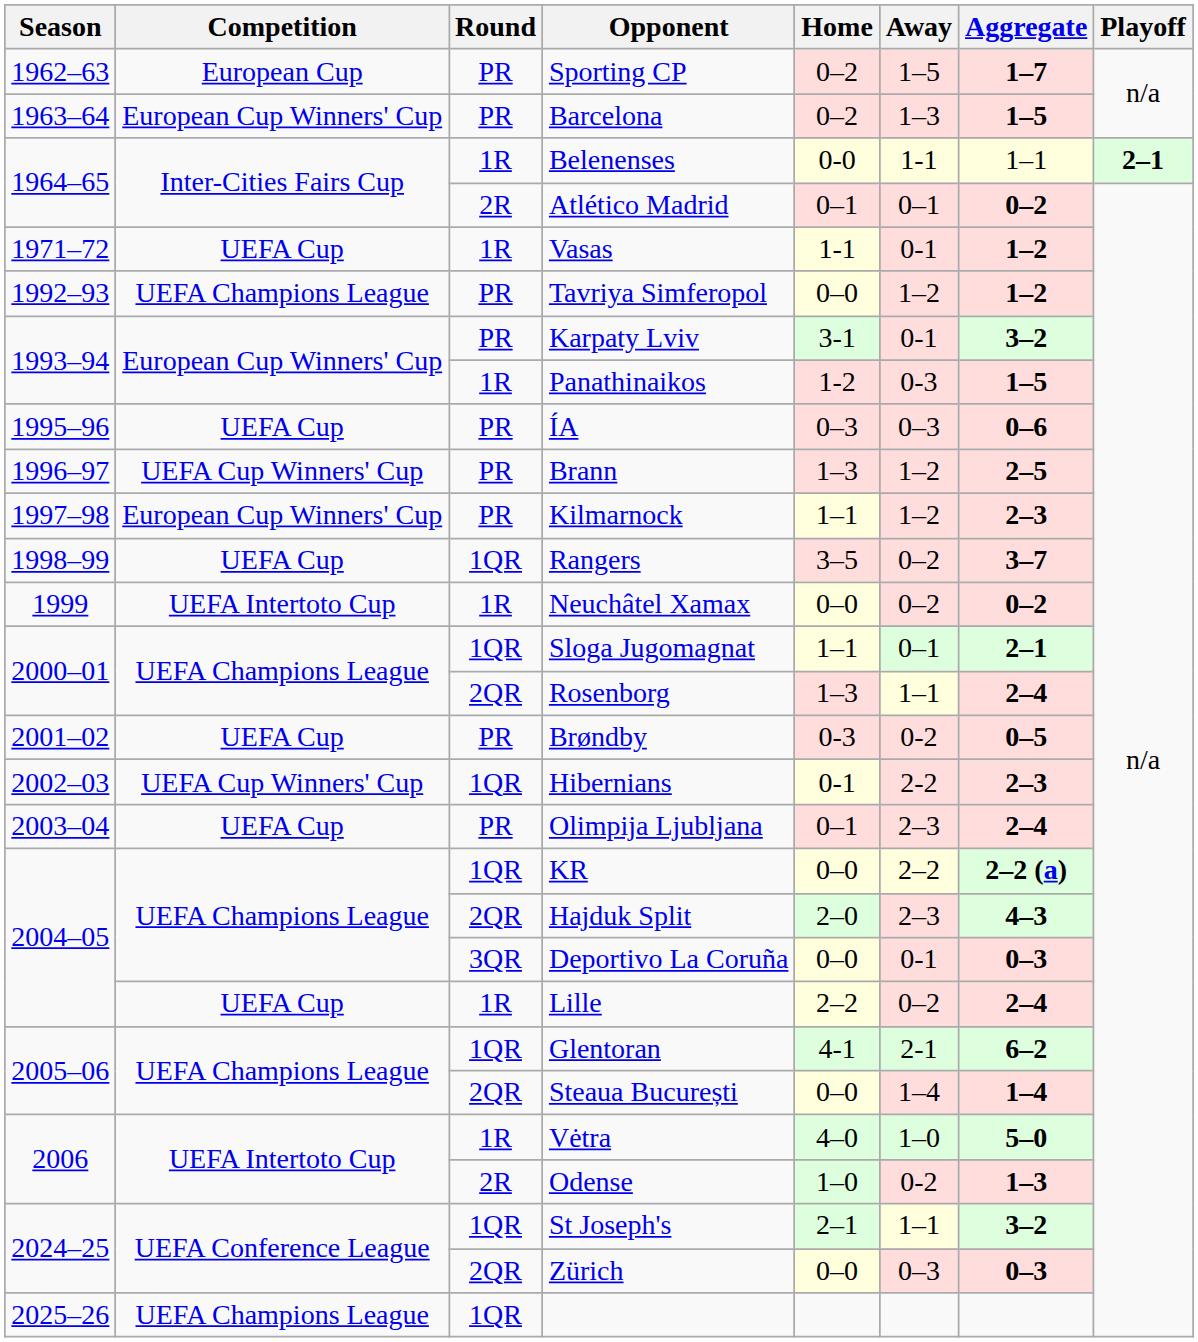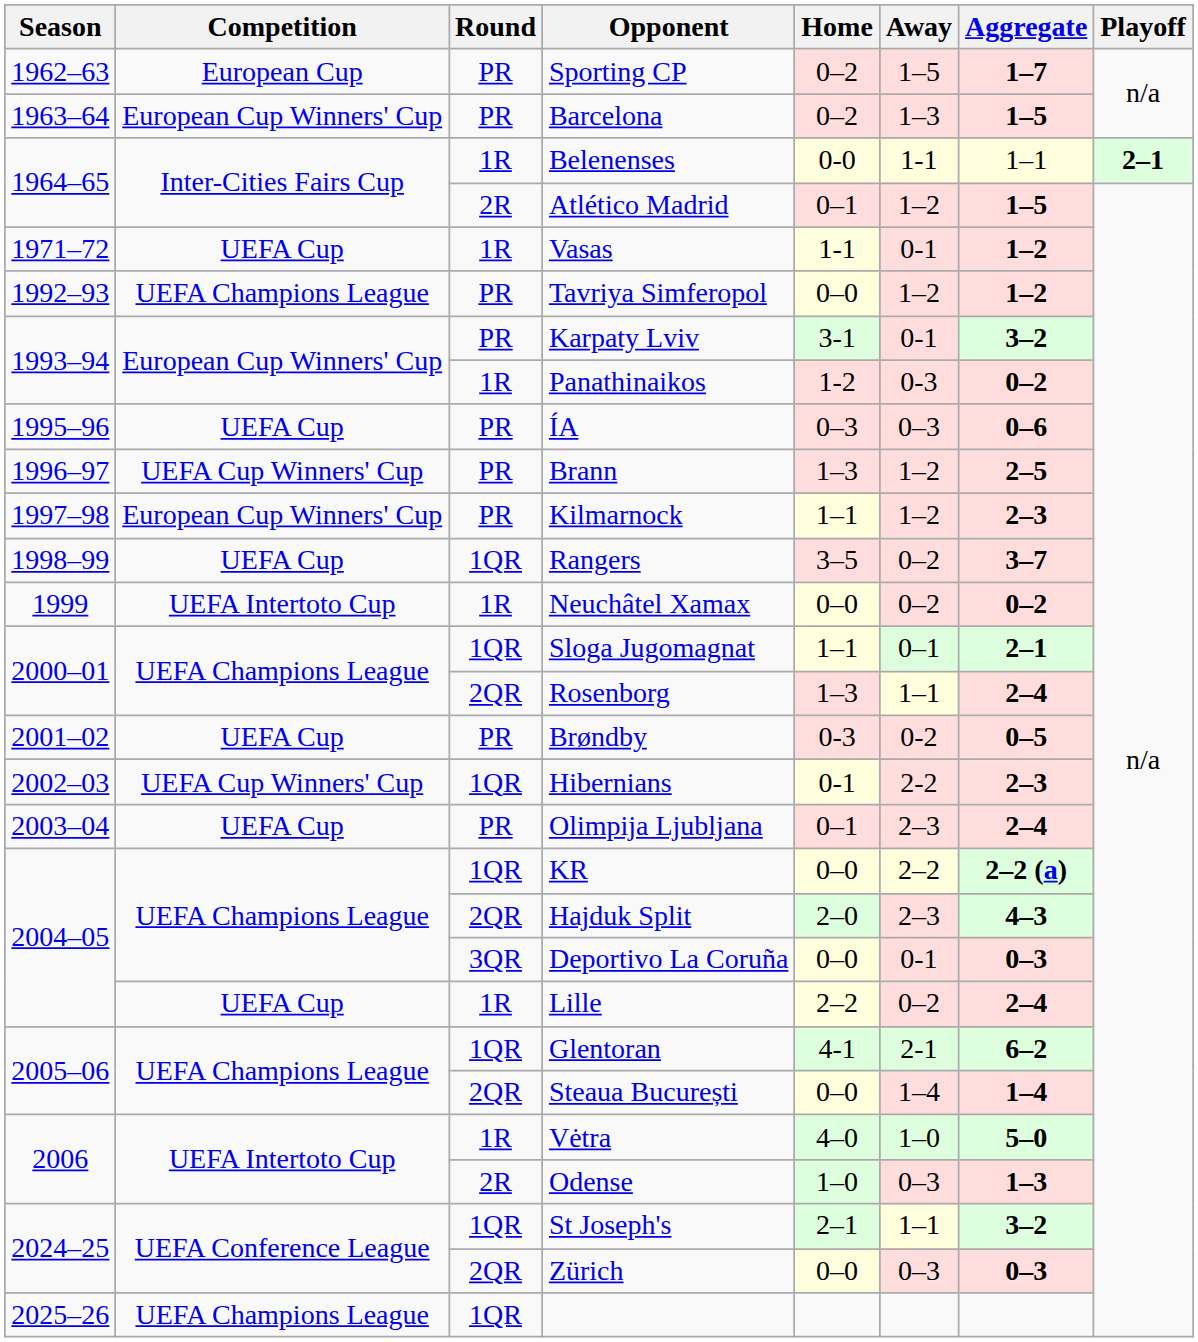(919, 204) 0–1 -> (919, 204) 1–2
(1026, 204) 0–2 -> (1026, 204) 1–5
(1026, 381) 1–5 -> (1026, 381) 0–2
(919, 1181) 0-2 -> (919, 1181) 0–3
